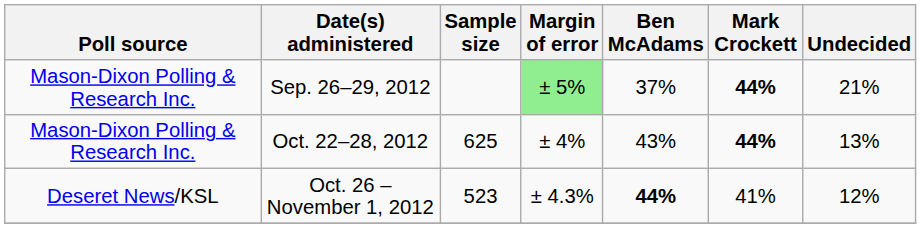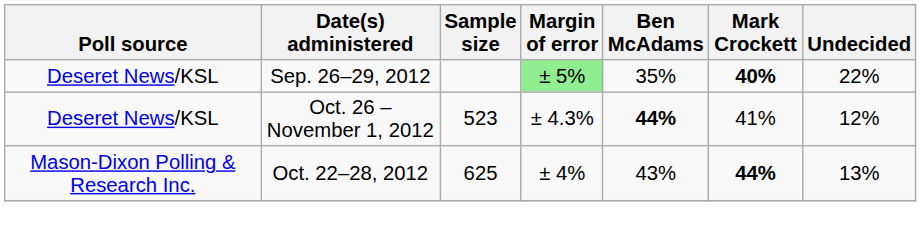(133, 87) Mason-Dixon Polling & Research Inc. -> (133, 76) Deseret News/KSL
(656, 87) 37% -> (656, 76) 35%
(756, 87) 44% -> (756, 76) 40%
(859, 87) 21% -> (859, 76) 22%
rows swapped: (350, 142) <-> (350, 196)
